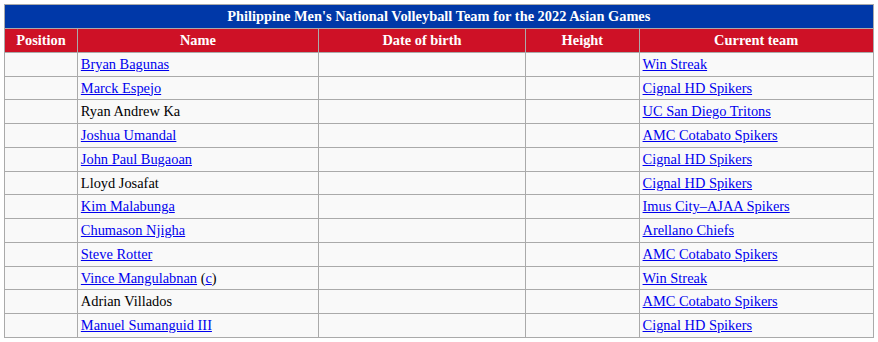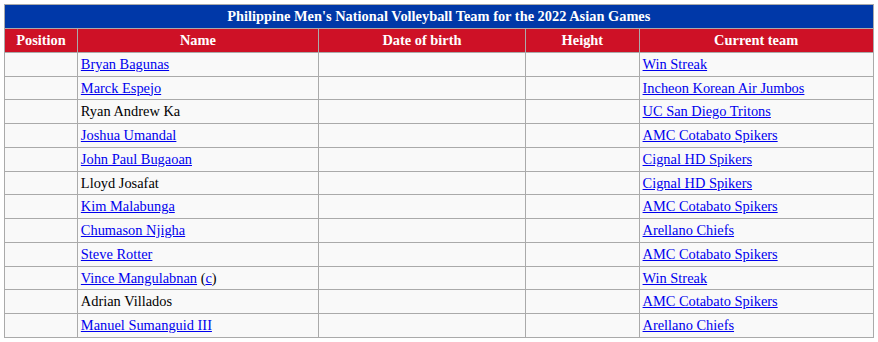(697, 88) Cignal HD Spikers -> (723, 88) Incheon Korean Air Jumbos
(716, 206) Imus City–AJAA Spikers -> (710, 206) AMC Cotabato Spikers
(697, 325) Cignal HD Spikers -> (688, 325) Arellano Chiefs
